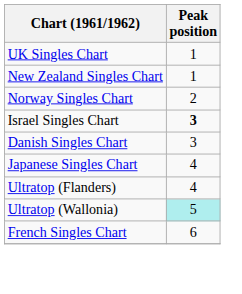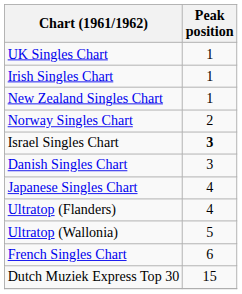+ row: (60, 76)
(193, 210) paleturquoise background -> (210, 232) no background
+ row: (93, 277)
